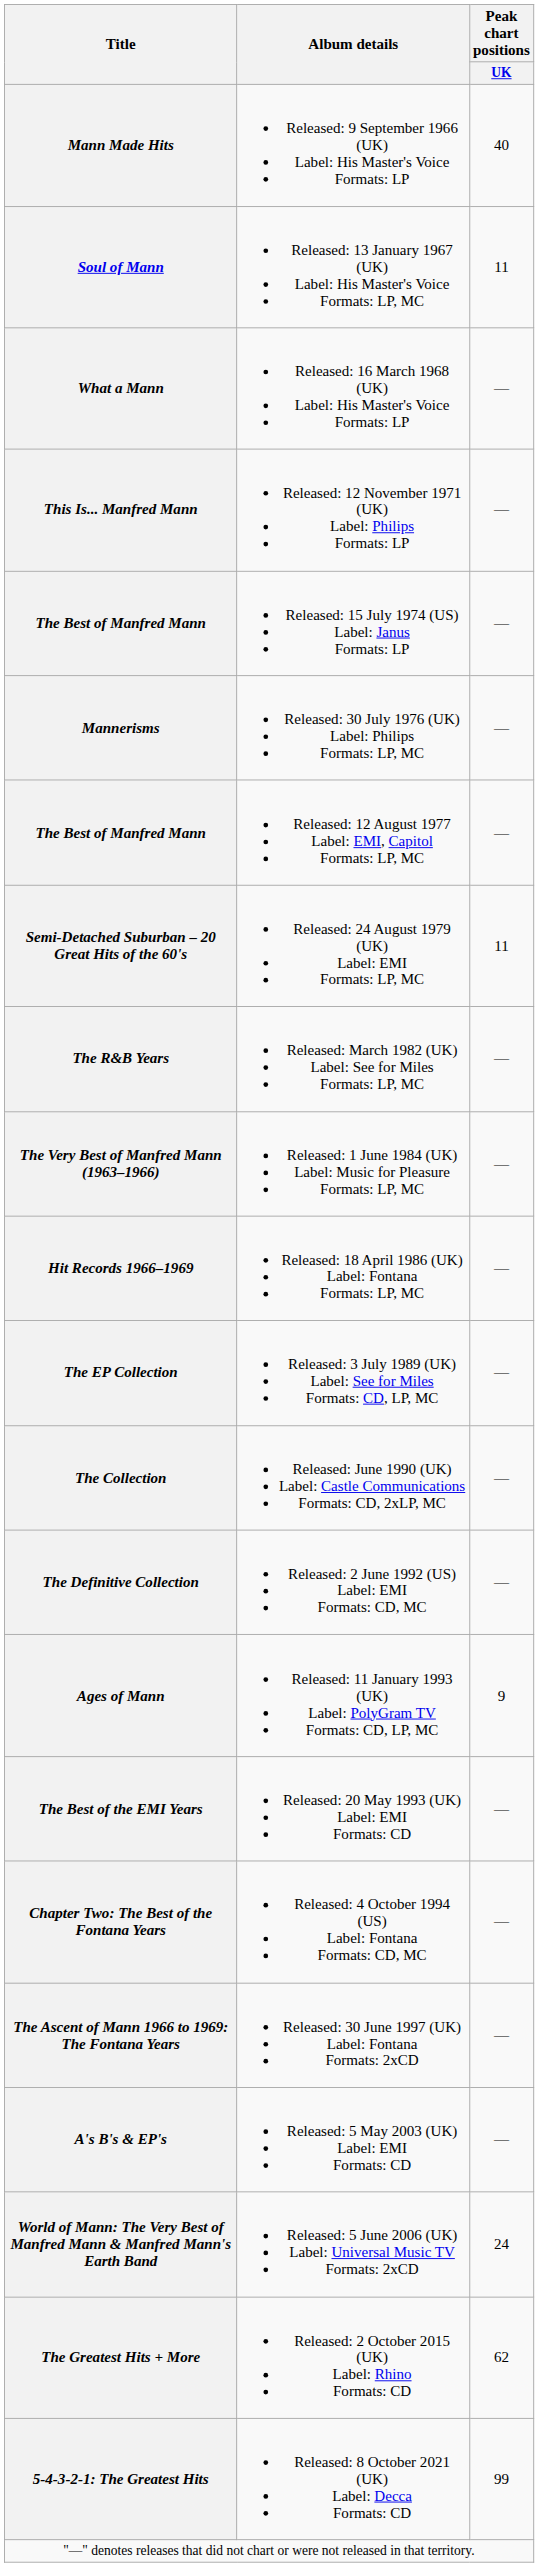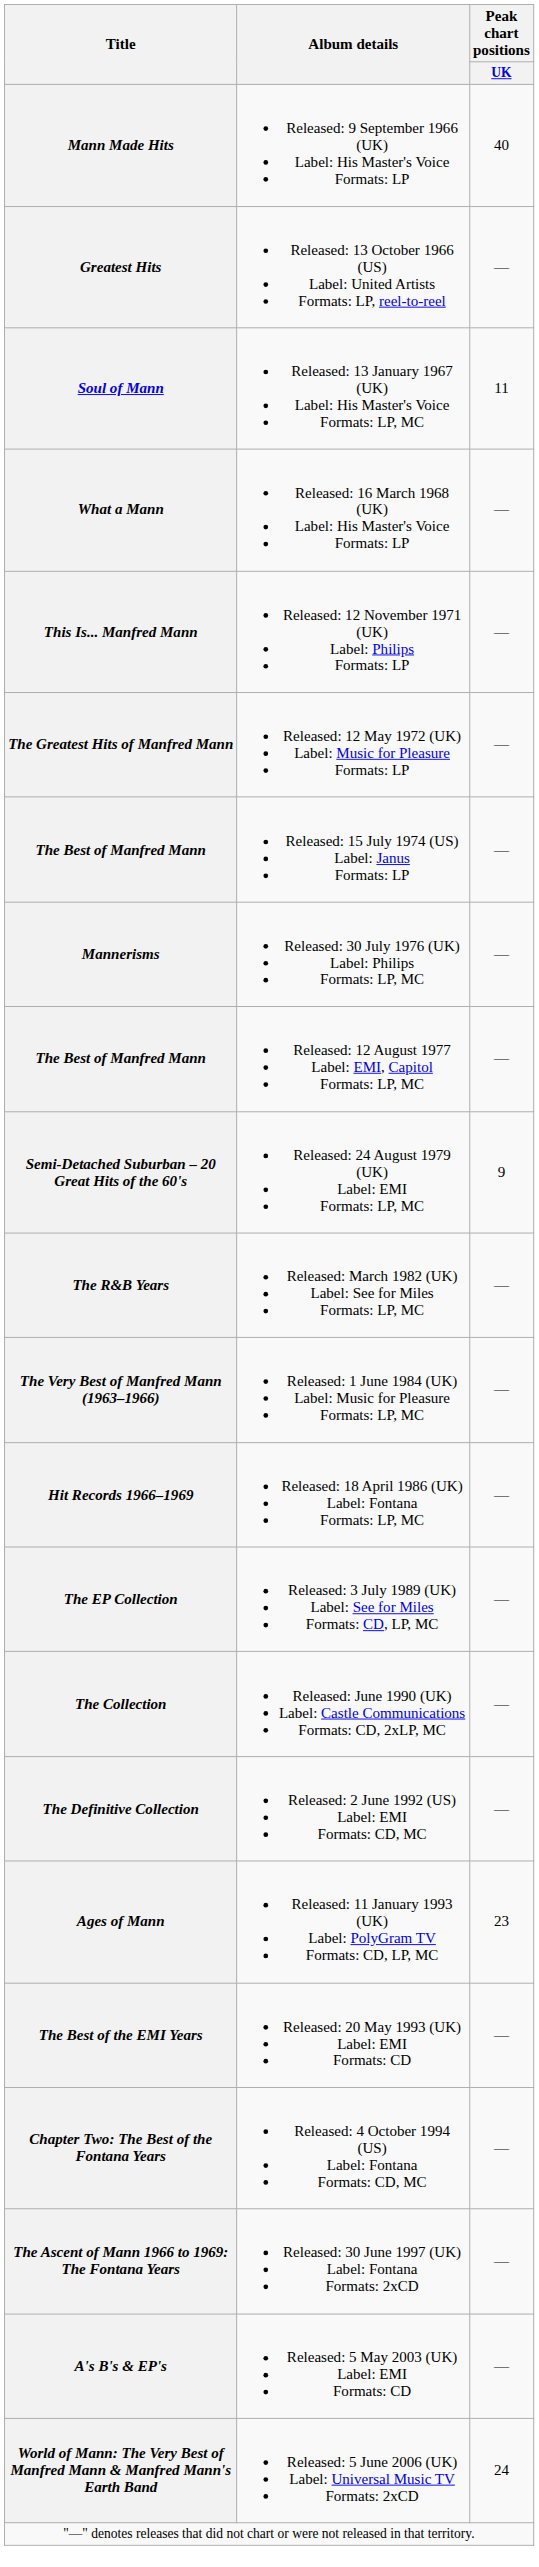+ row: (121, 266)
+ row: (121, 744)
(501, 945) 11 -> (501, 1172) 9
(501, 1695) 9 -> (501, 1921) 23
- row: (121, 2357)
- row: (121, 2479)
